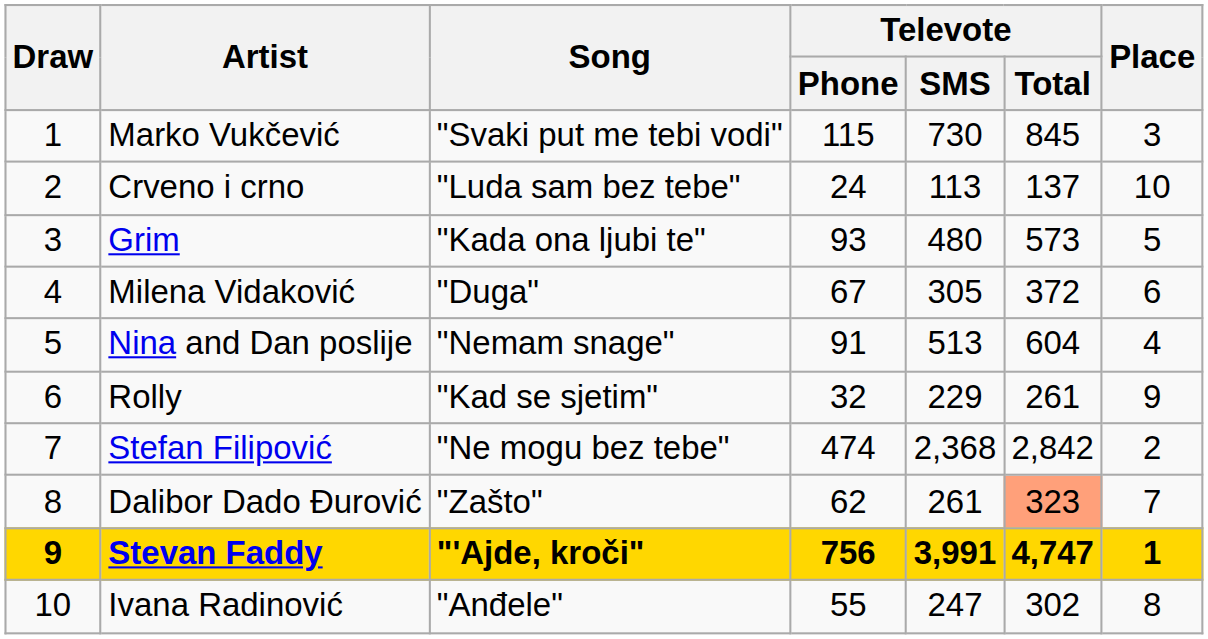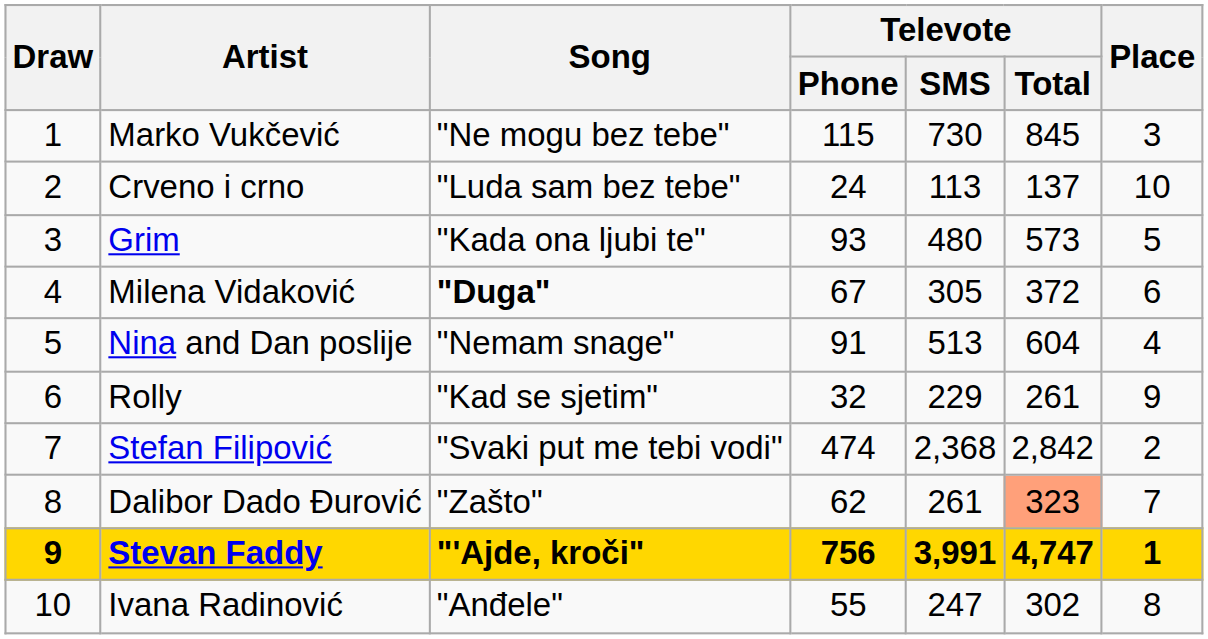(610, 135) "Svaki put me tebi vodi" -> (583, 135) "Ne mogu bez tebe"
(488, 291) normal -> (494, 291) bold
(583, 448) "Ne mogu bez tebe" -> (610, 448) "Svaki put me tebi vodi"
